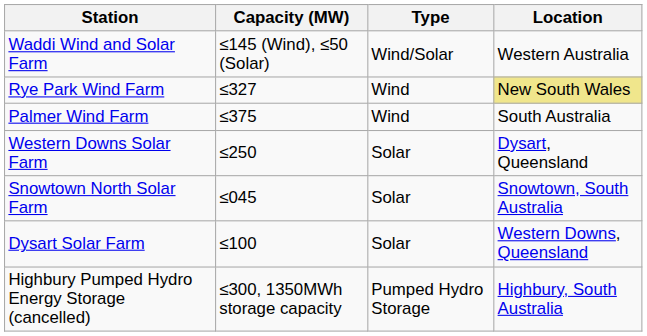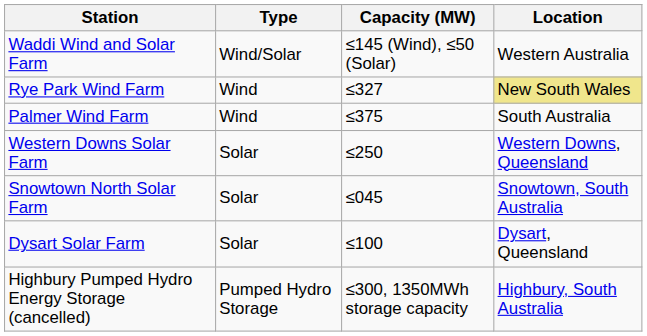columns swapped: (431, 17) <-> (291, 17)
(543, 152) Dysart, Queensland -> (559, 152) Western Downs, Queensland
(559, 243) Western Downs, Queensland -> (543, 243) Dysart, Queensland
